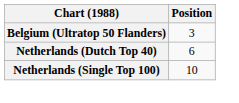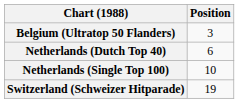+ row: (96, 88)
